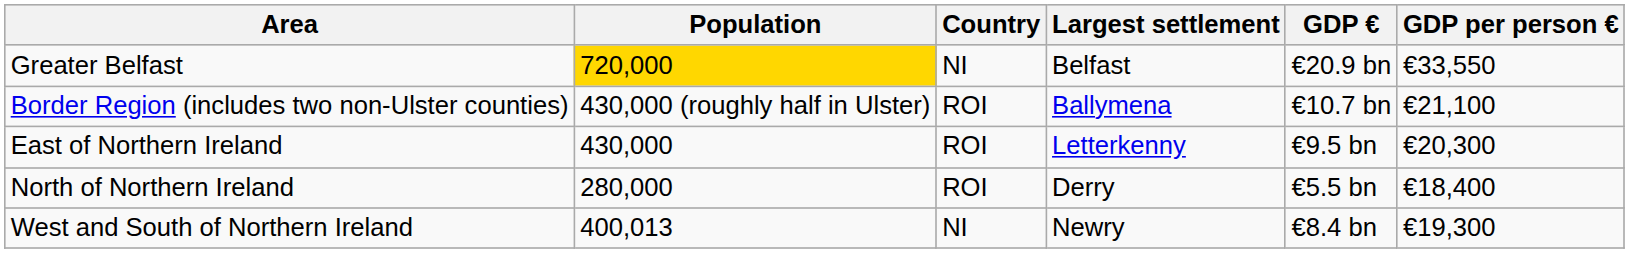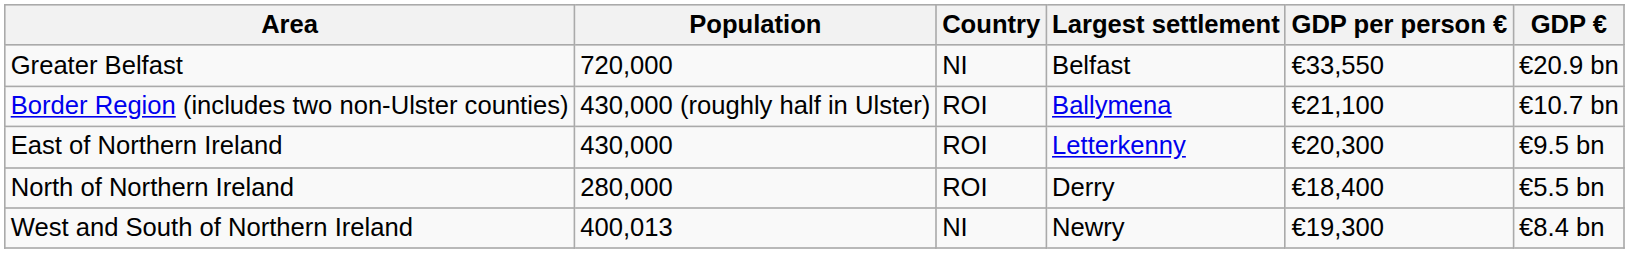columns swapped: (1341, 24) <-> (1511, 24)
(627, 65) gold background -> (627, 65) no background
